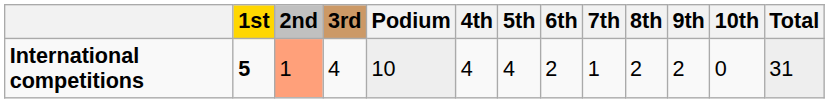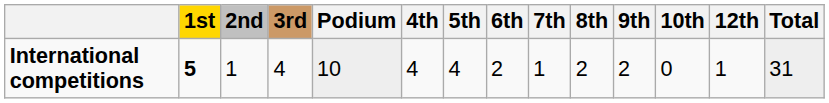+ column: (737, 21)
(286, 68) lightsalmon background -> (231, 68) no background
